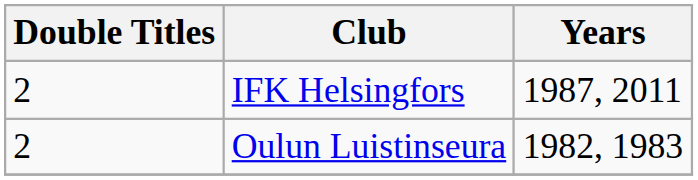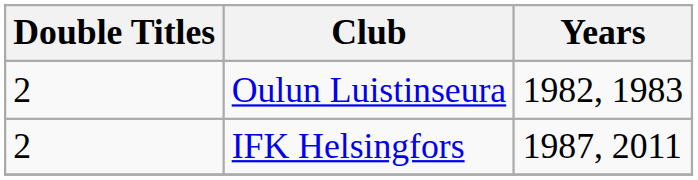rows swapped: (369, 145) <-> (348, 89)
